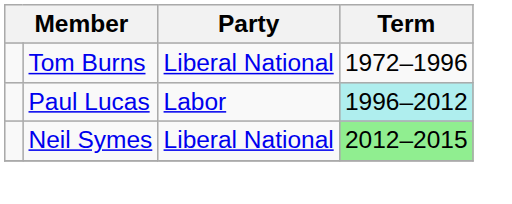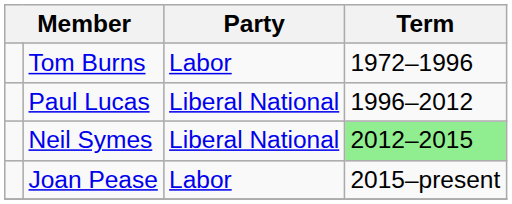(249, 62) Liberal National -> (200, 62) Labor
(195, 101) Labor -> (254, 101) Liberal National
(406, 101) paleturquoise background -> (412, 101) no background
+ row: (93, 179)
